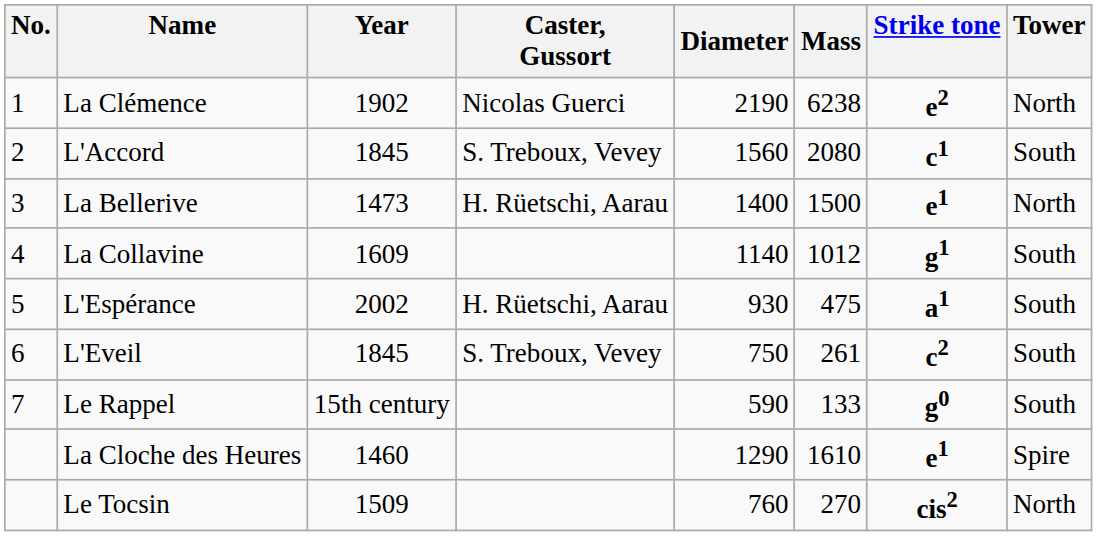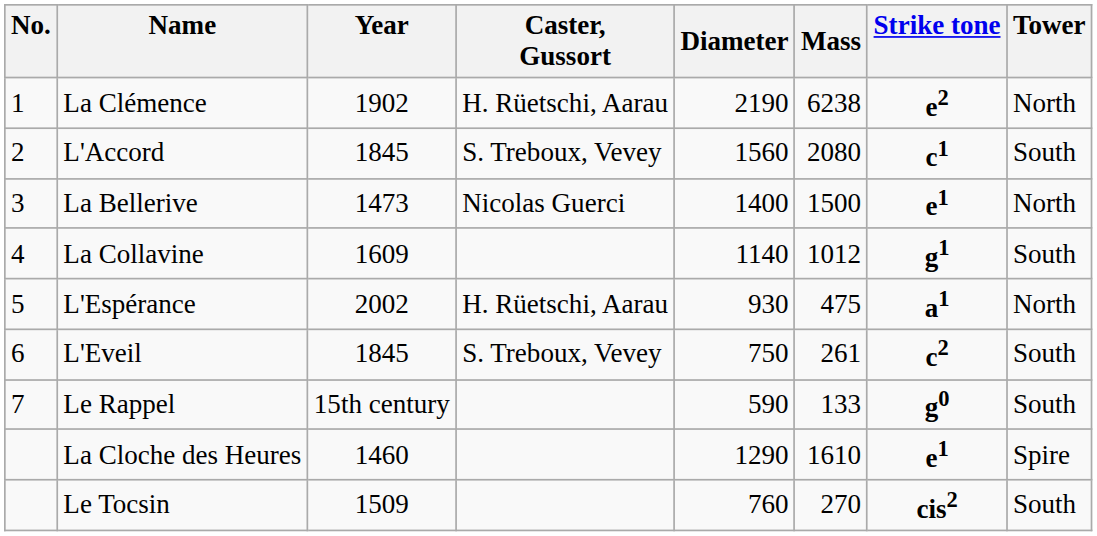(544, 102) Nicolas Guerci -> (565, 102) H. Rüetschi, Aarau
(565, 203) H. Rüetschi, Aarau -> (544, 203) Nicolas Guerci
(1045, 303) South -> (1045, 303) North
(1045, 504) North -> (1045, 504) South
